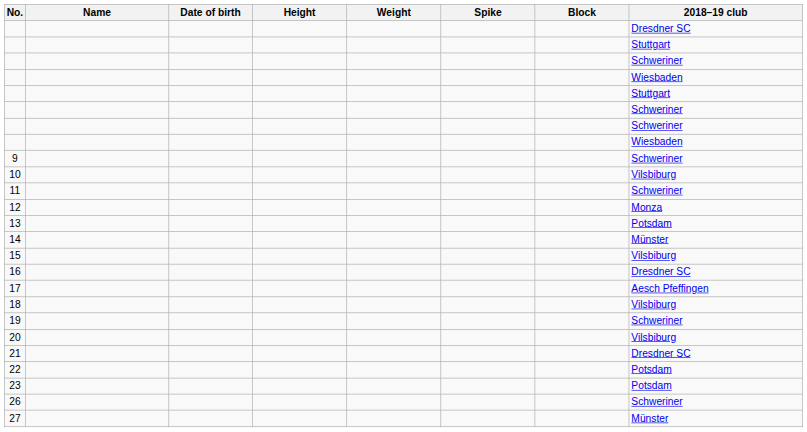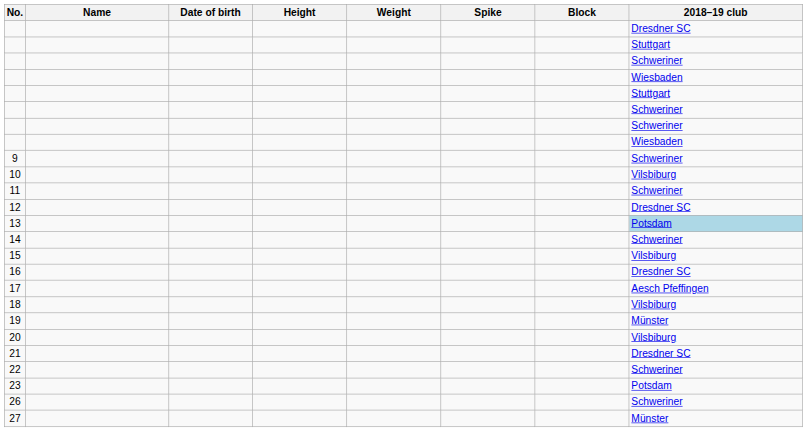(647, 207) Monza -> (661, 207) Dresdner SC
(652, 223) no background -> (652, 223) lightblue background
(650, 239) Münster -> (657, 239) Schweriner
(657, 321) Schweriner -> (650, 321) Münster
(652, 369) Potsdam -> (657, 369) Schweriner
